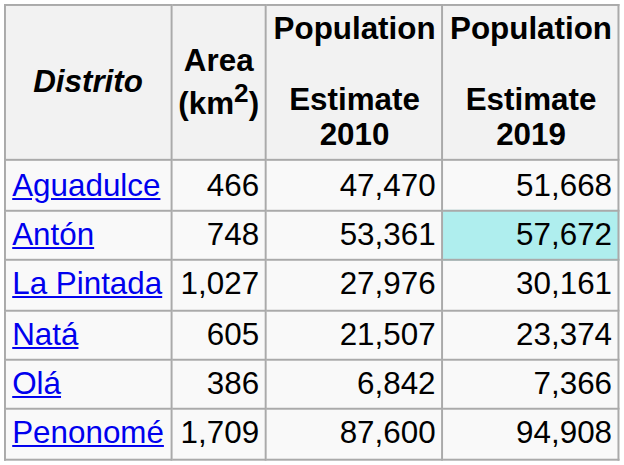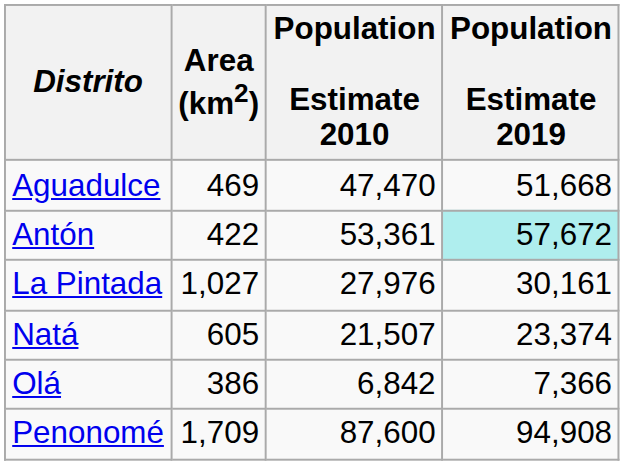(233, 184) 466 -> (233, 184) 469
(233, 234) 748 -> (233, 234) 422
